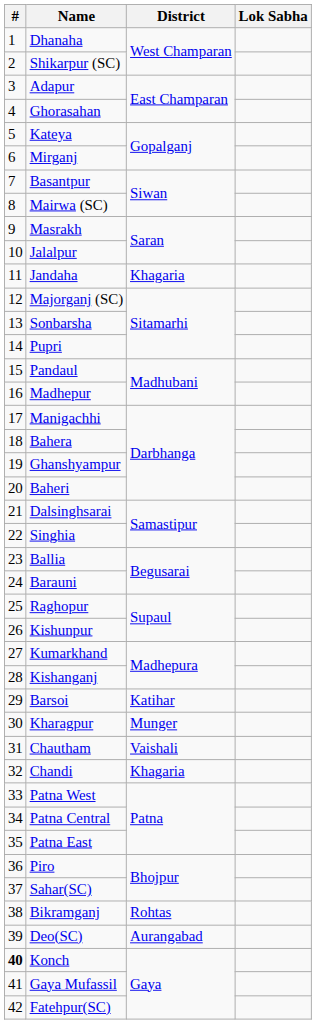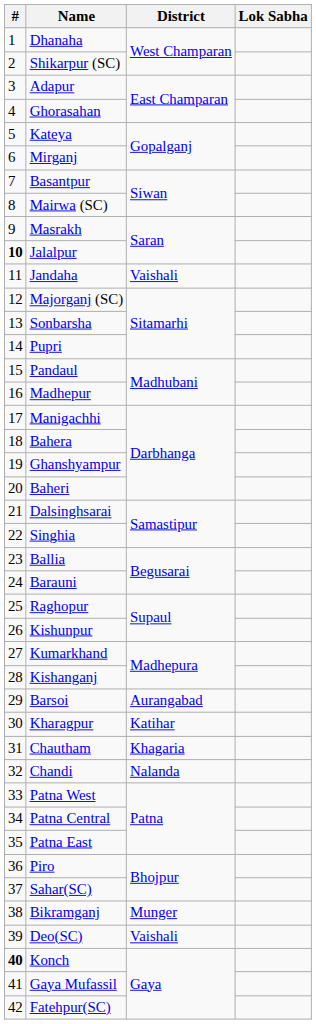(15, 252) normal -> (15, 252) bold
(157, 275) Khagaria -> (154, 275) Vaishali
(152, 700) Katihar -> (166, 700) Aurangabad
(154, 724) Munger -> (152, 724) Katihar
(154, 747) Vaishali -> (157, 747) Khagaria
(157, 771) Khagaria -> (155, 771) Nalanda
(151, 913) Rohtas -> (154, 913) Munger
(166, 936) Aurangabad -> (154, 936) Vaishali
